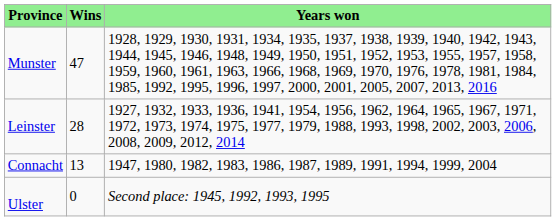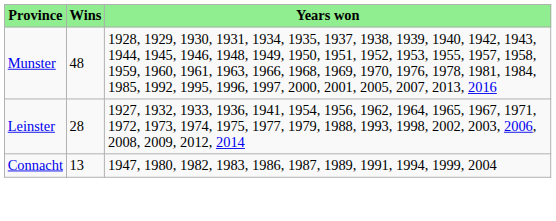(77, 63) 47 -> (77, 63) 48
- row: (25, 204)
